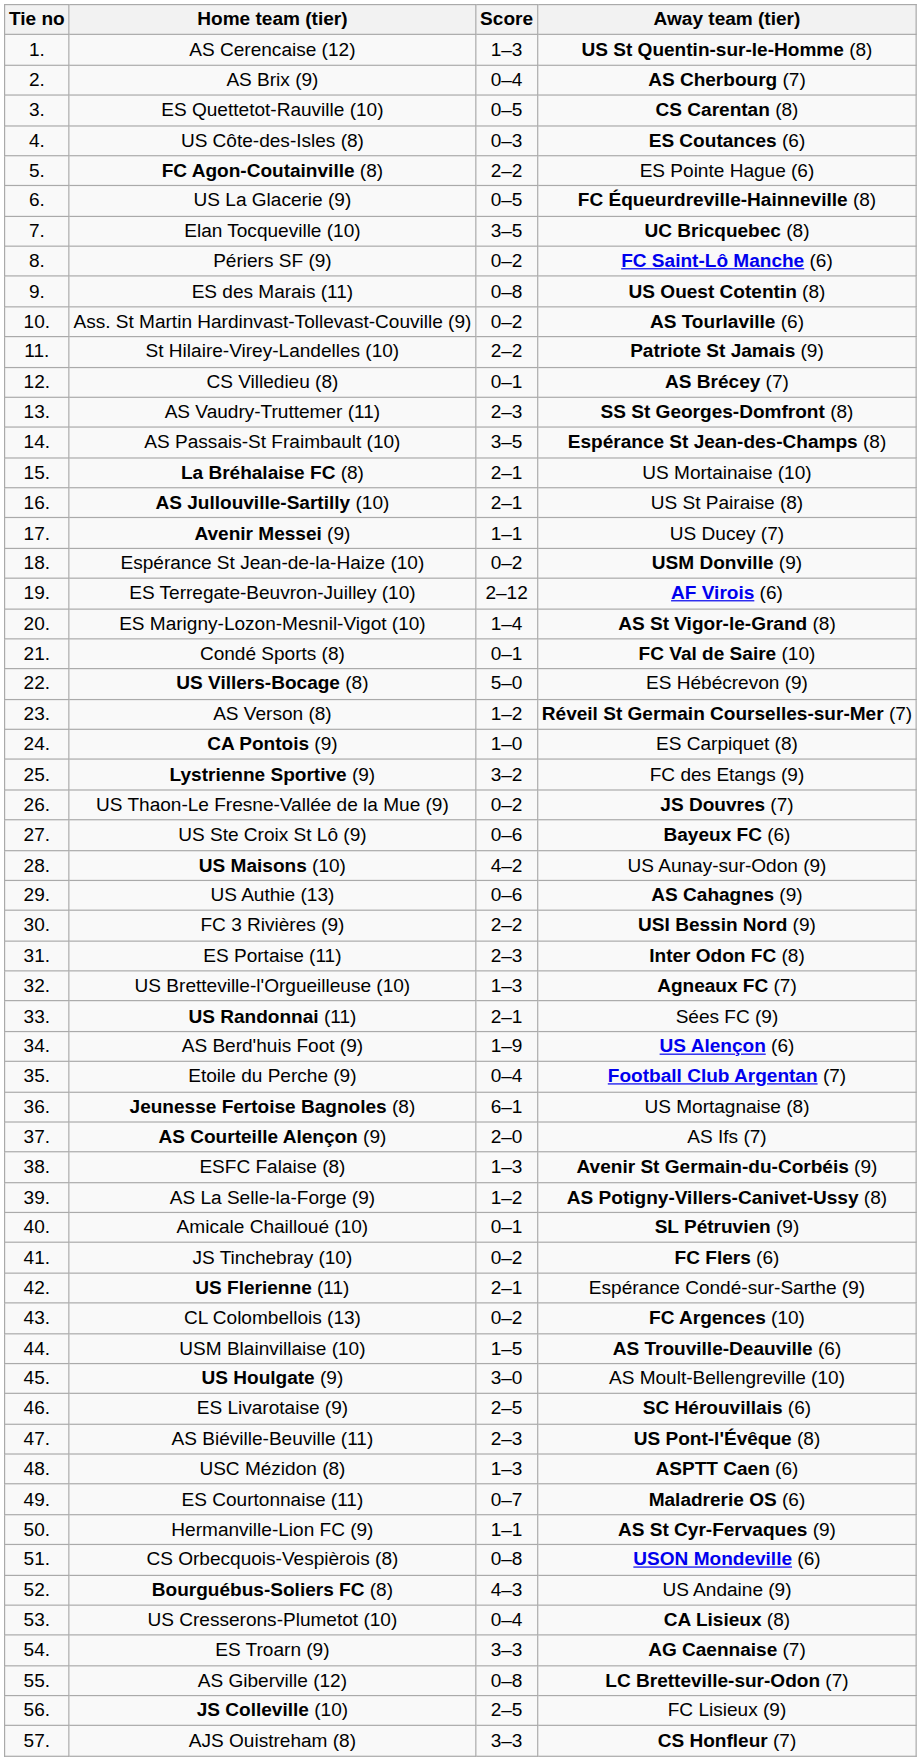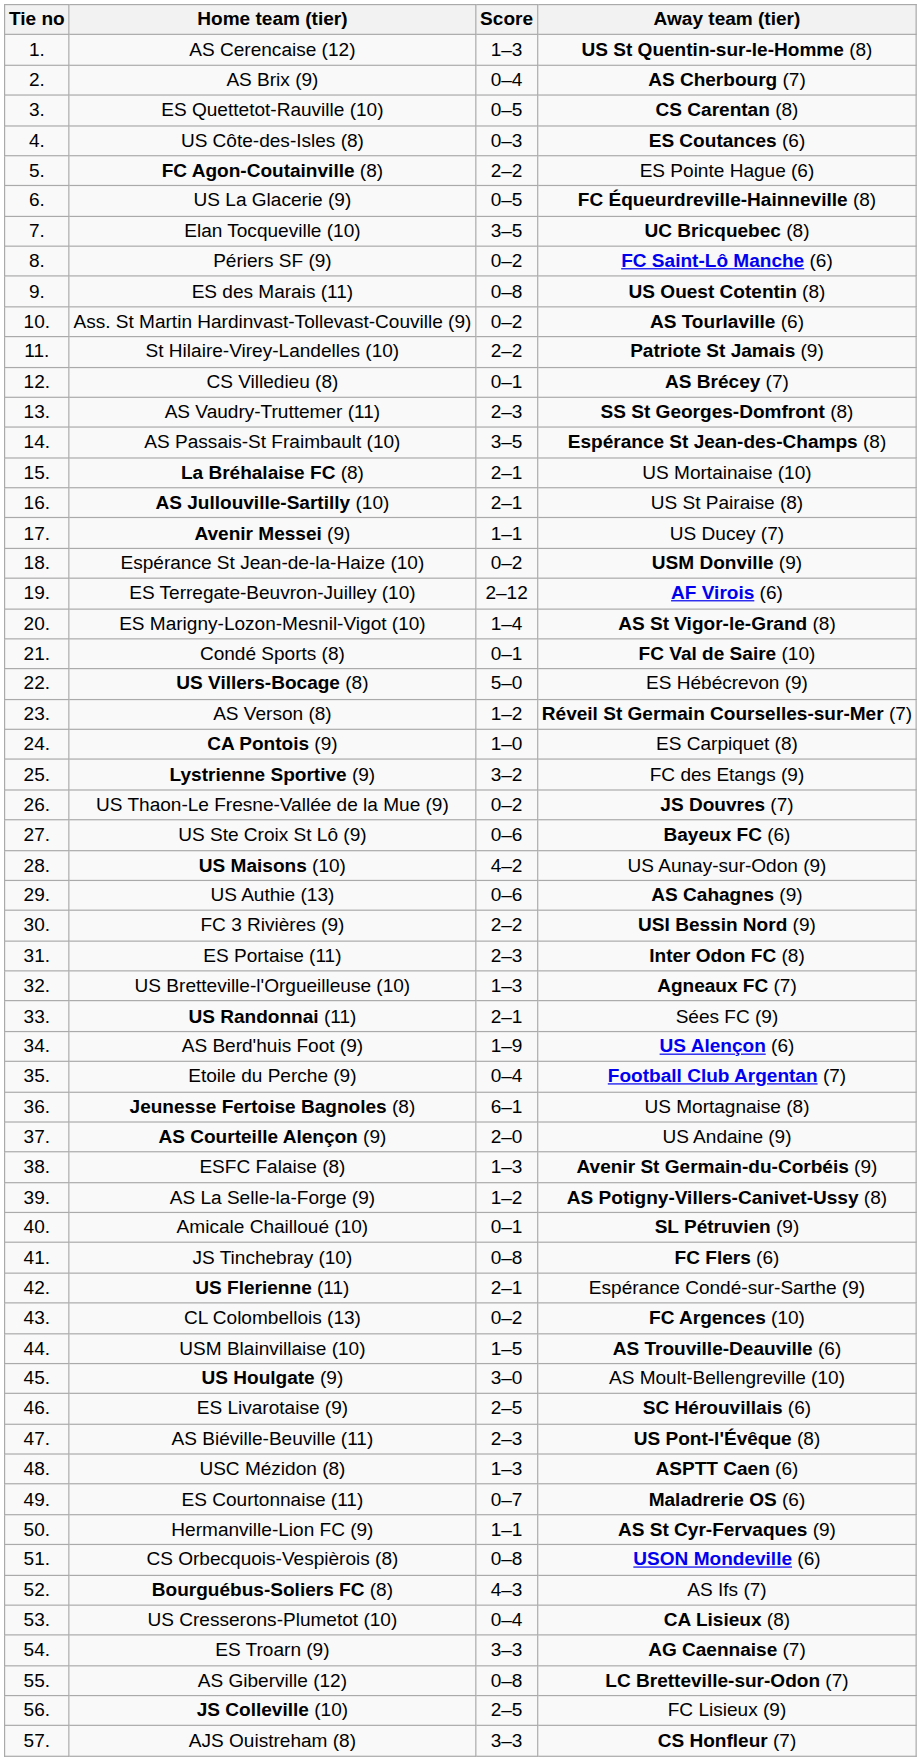(727, 1136) AS Ifs (7) -> (727, 1136) US Andaine (9)
(507, 1257) 0–2 -> (507, 1257) 0–8
(727, 1589) US Andaine (9) -> (727, 1589) AS Ifs (7)
